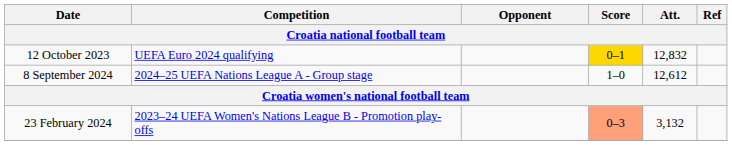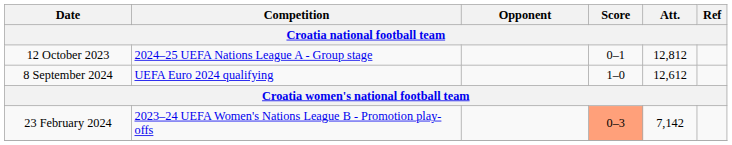(204, 55) UEFA Euro 2024 qualifying -> (253, 55) 2024–25 UEFA Nations League A - Group stage
(616, 55) gold background -> (616, 55) no background
(670, 55) 12,832 -> (670, 55) 12,812
(253, 75) 2024–25 UEFA Nations League A - Group stage -> (204, 75) UEFA Euro 2024 qualifying
(670, 123) 3,132 -> (670, 123) 7,142
